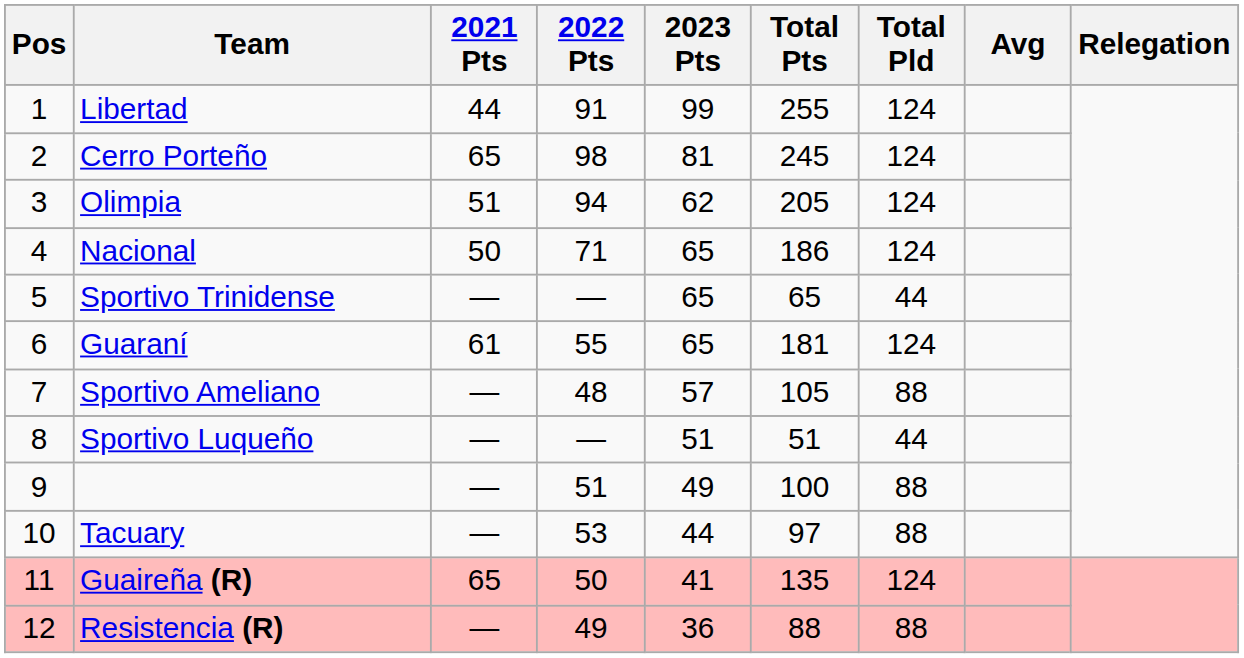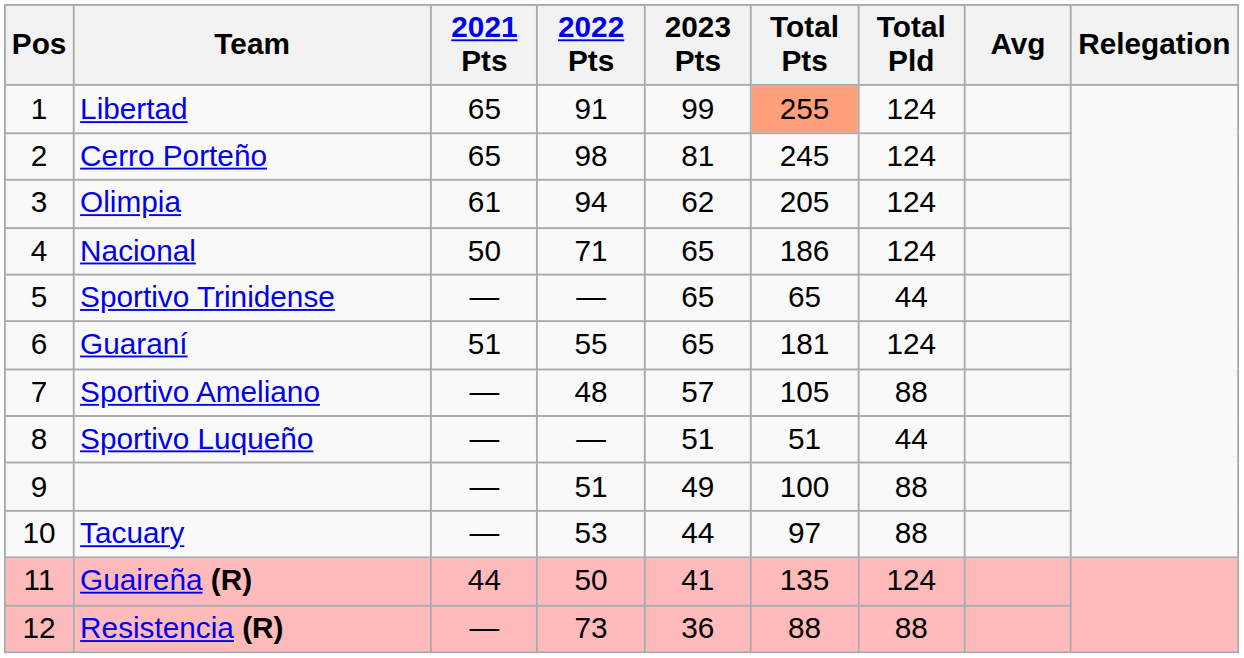(484, 108) 44 -> (484, 108) 65
(805, 108) no background -> (805, 108) lightsalmon background
(484, 203) 51 -> (484, 203) 61
(484, 344) 61 -> (484, 344) 51
(484, 580) 65 -> (484, 580) 44
(591, 627) 49 -> (591, 627) 73
